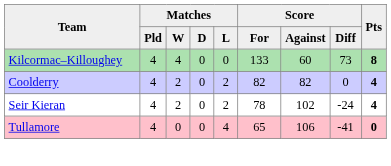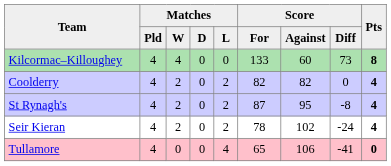+ row: (38, 104)
